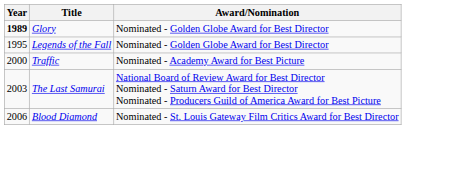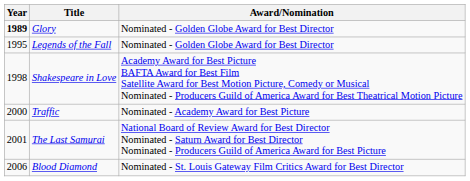+ row: (74, 78)
(17, 89) 2003 -> (17, 139) 2001
